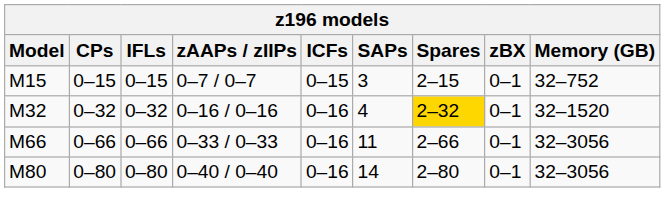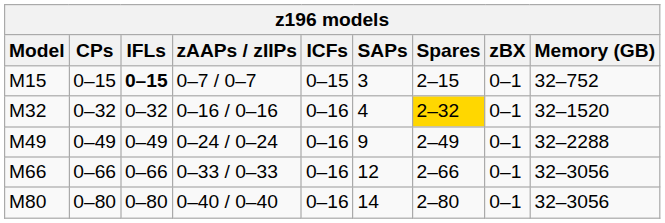(146, 80) normal -> (146, 80) bold
+ row: (28, 141)
(367, 141) 11 -> (368, 171) 12
